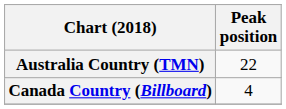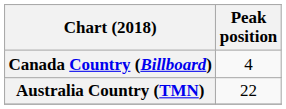rows swapped: (110, 63) <-> (110, 90)
